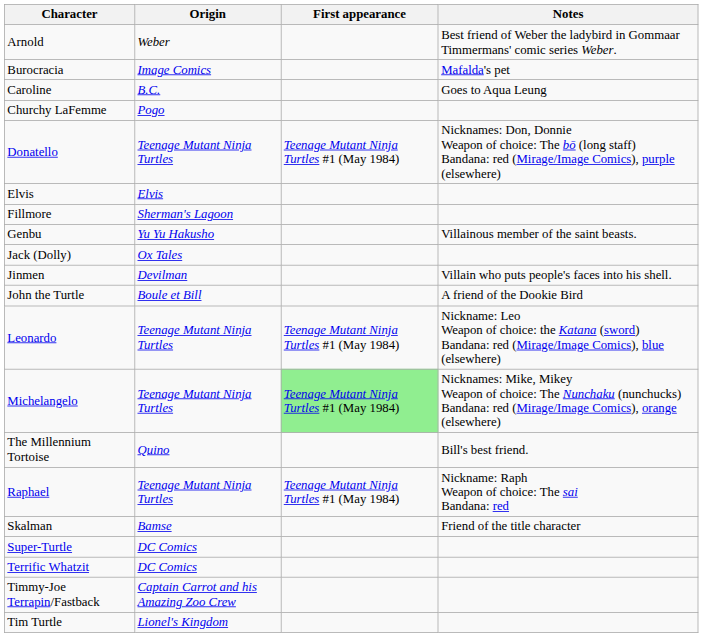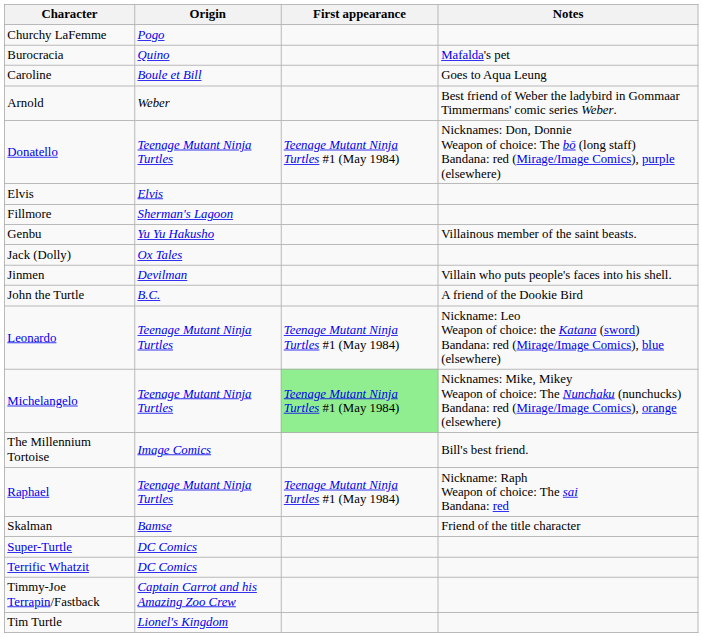rows swapped: (25, 42) <-> (57, 110)
(174, 69) Image Comics -> (154, 55) Quino
(149, 89) B.C. -> (169, 75) Boule et Bill
(169, 295) Boule et Bill -> (149, 295) B.C.
(154, 450) Quino -> (174, 450) Image Comics
